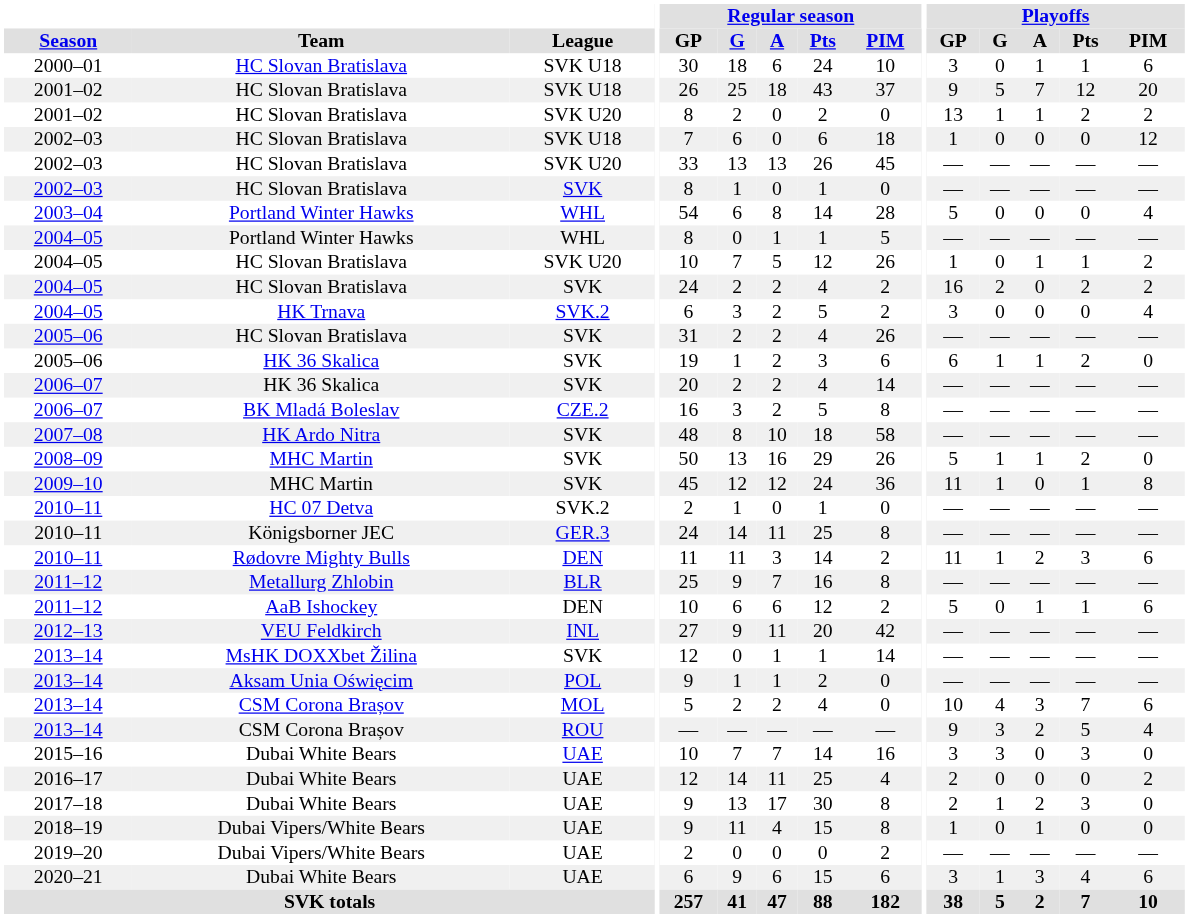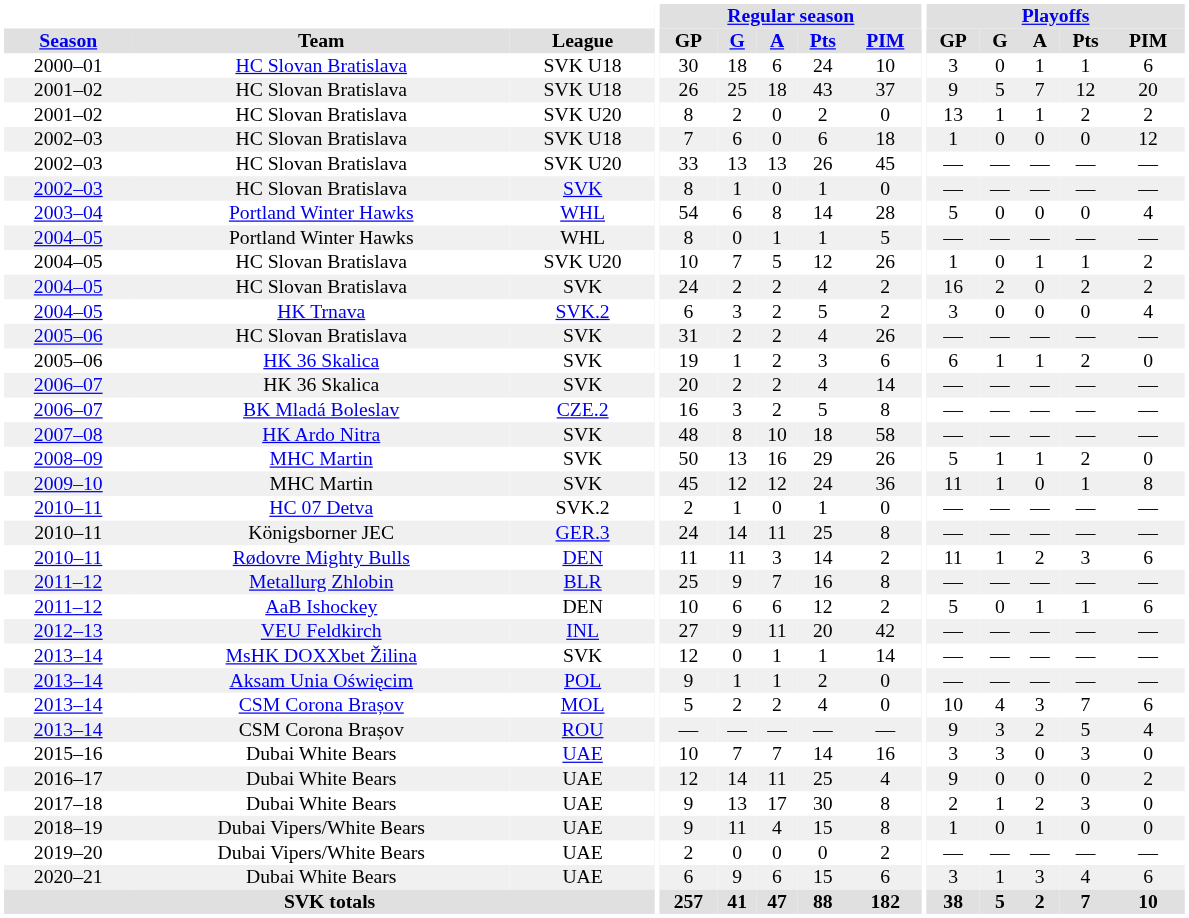(953, 778) 2 -> (953, 778) 9
